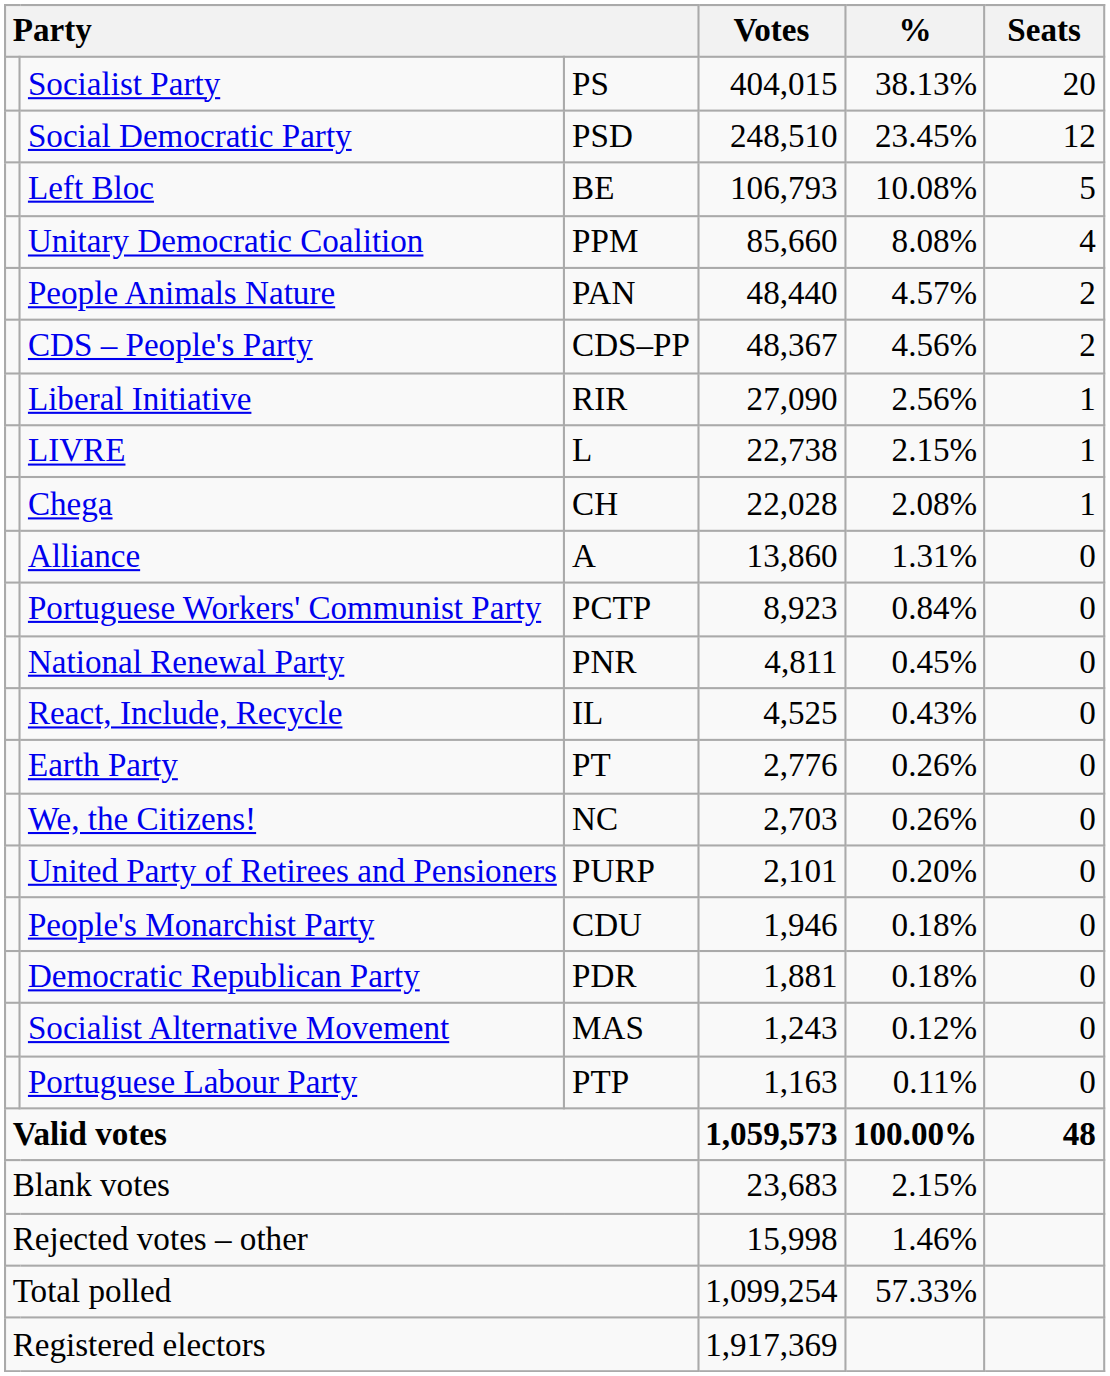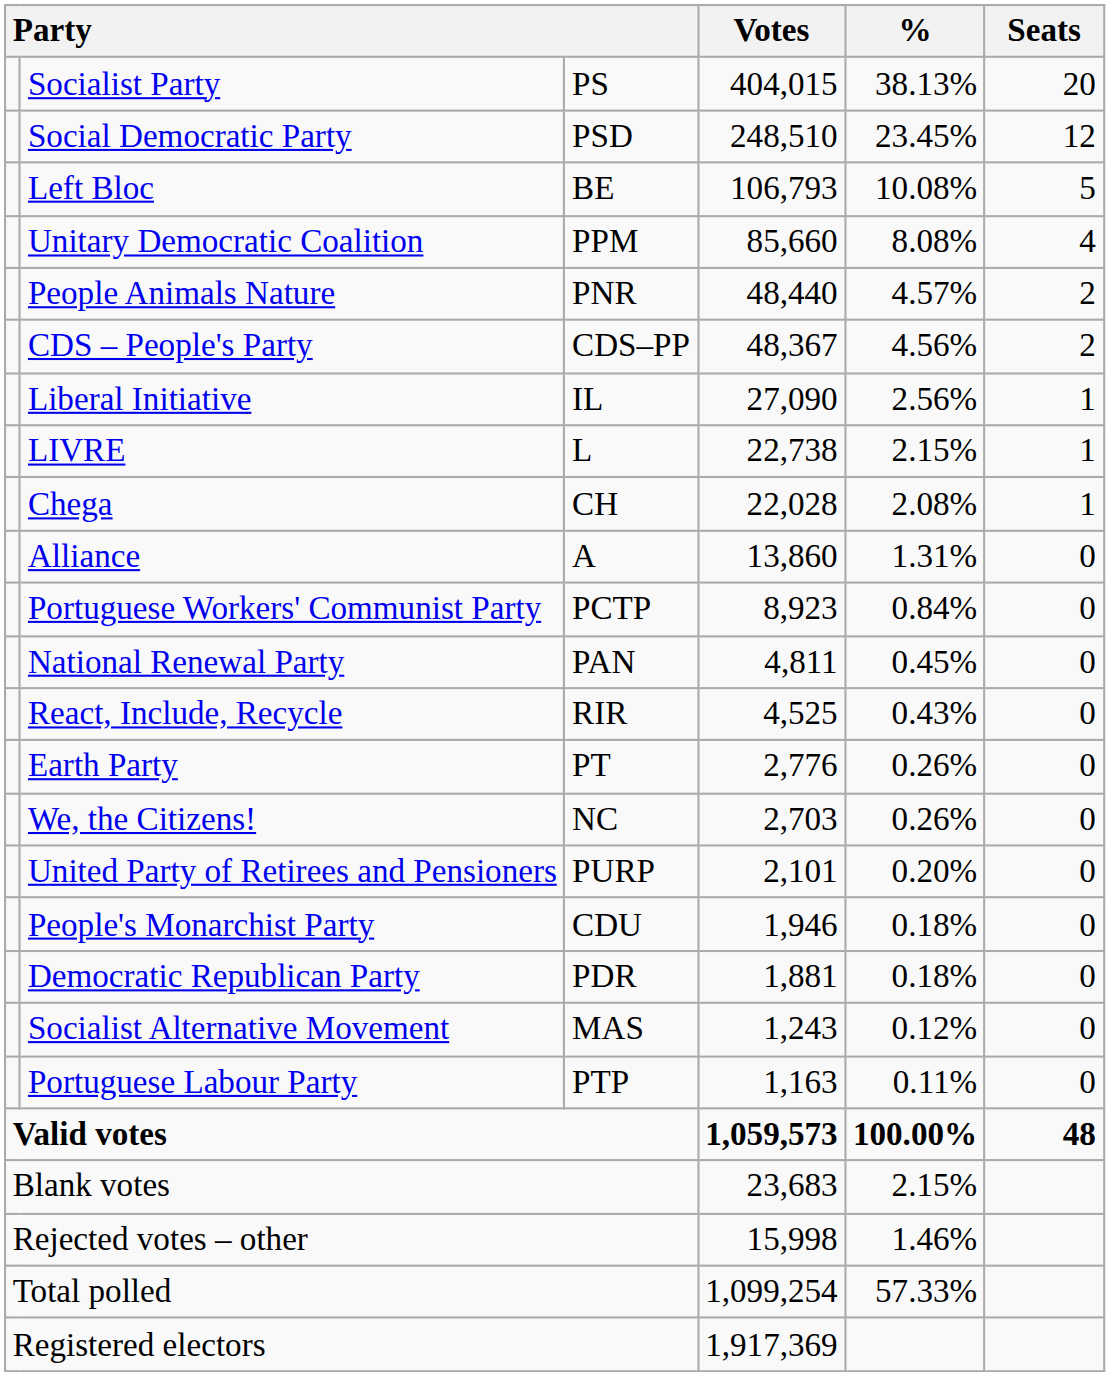(604, 293) PAN -> (604, 293) PNR
(600, 398) RIR -> (588, 398) IL
(604, 661) PNR -> (604, 661) PAN
(588, 713) IL -> (600, 713) RIR
